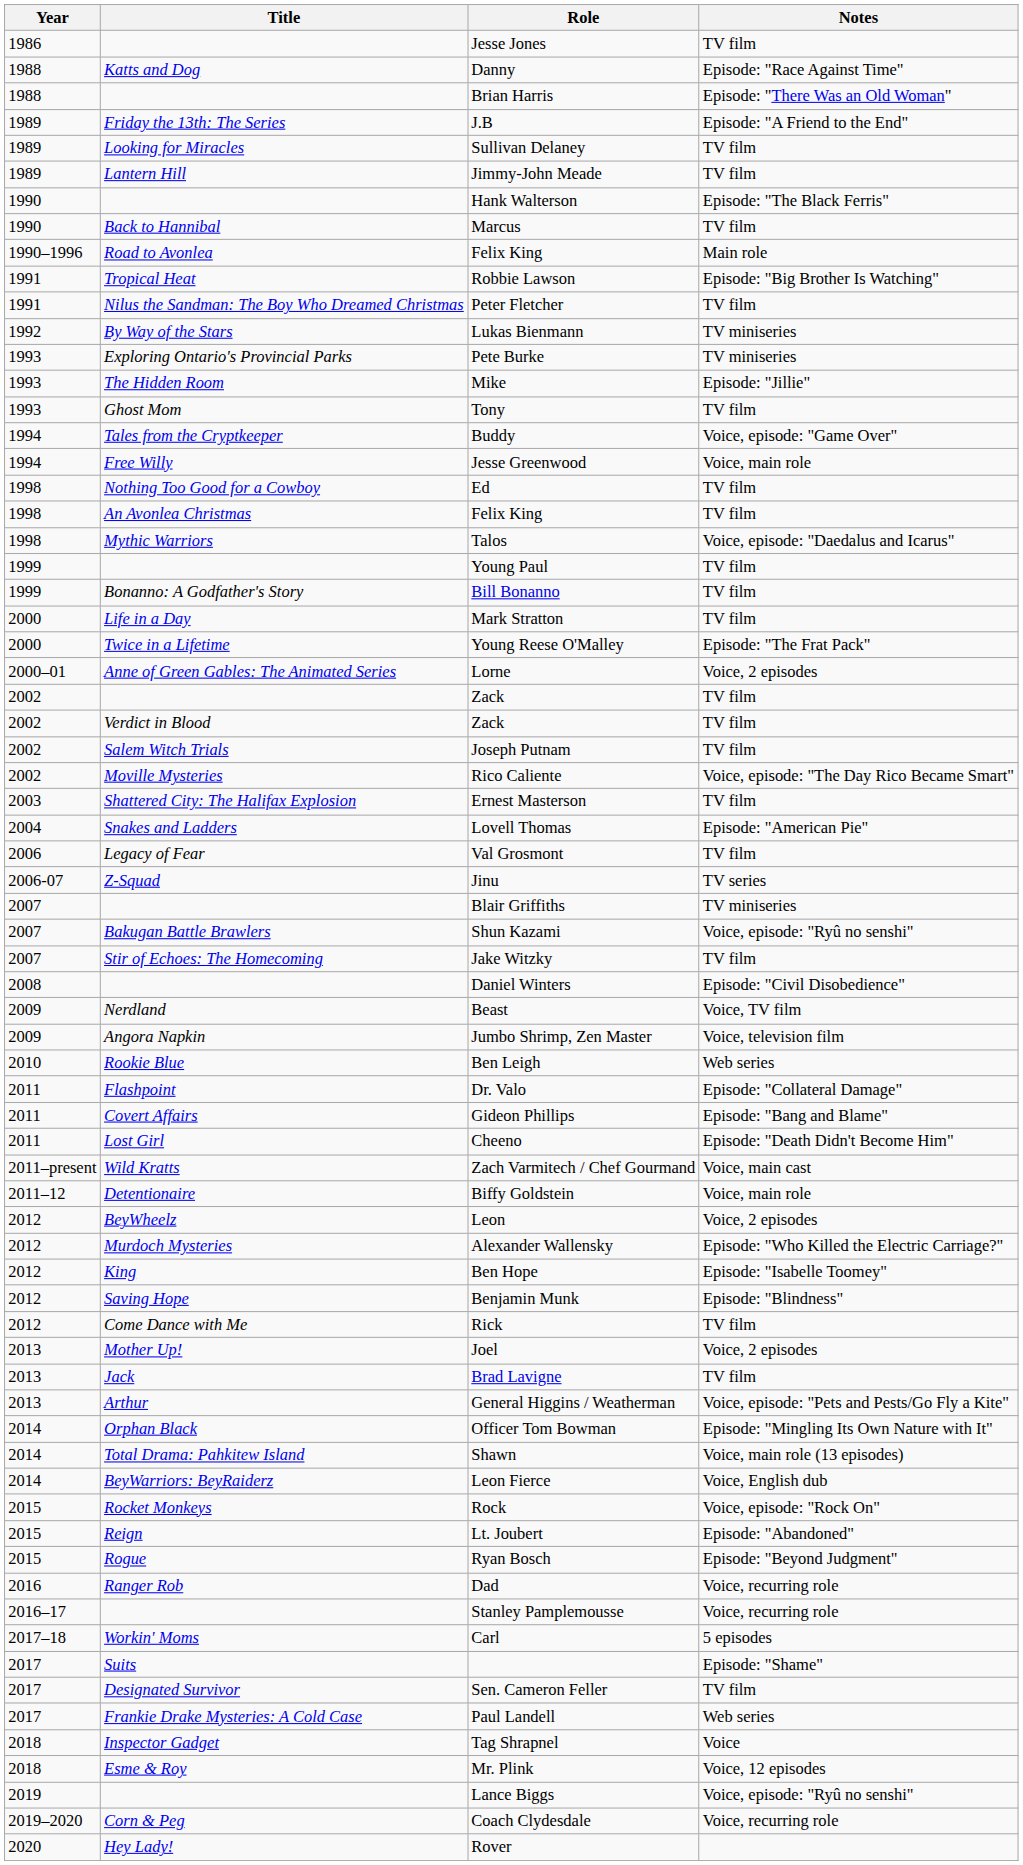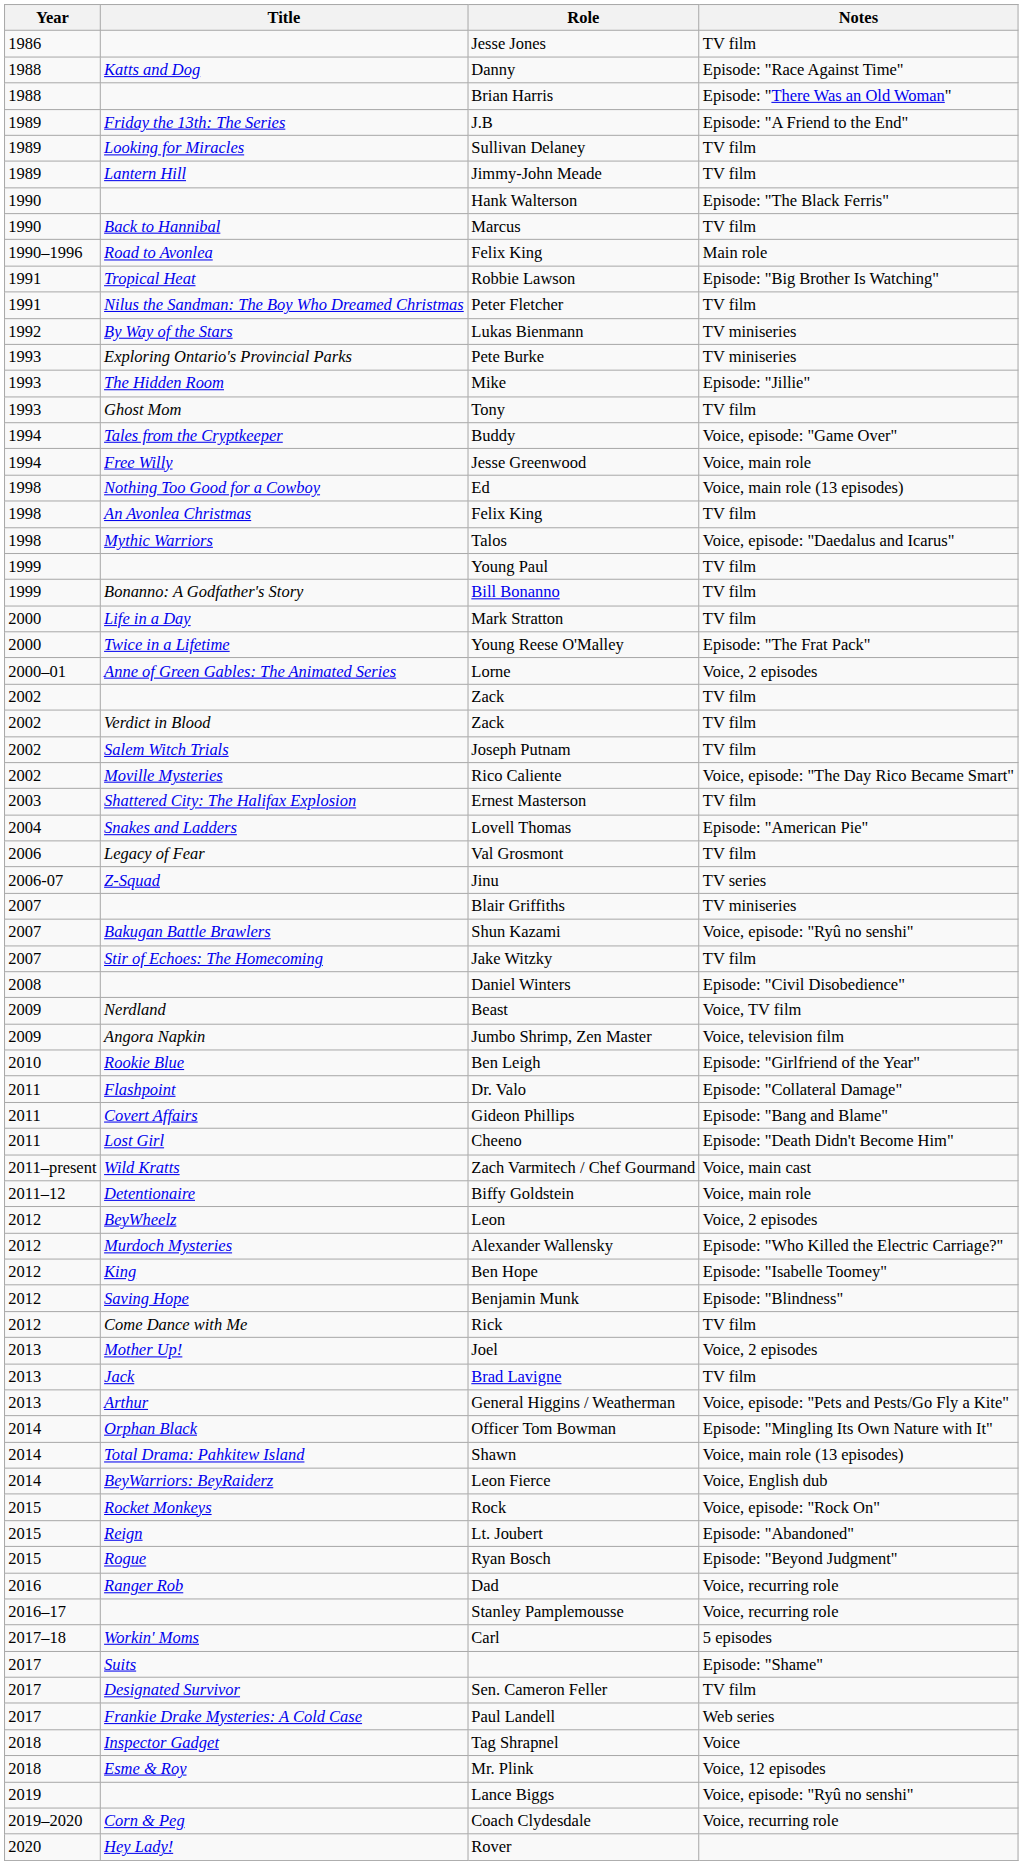(729, 488) TV film -> (803, 488) Voice, main role (13 episodes)
(739, 1063) Web series -> (811, 1063) Episode: "Girlfriend of the Year"
